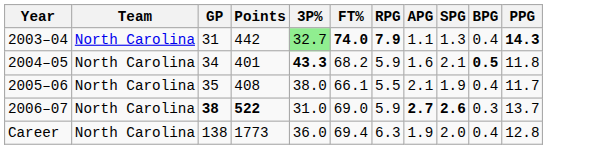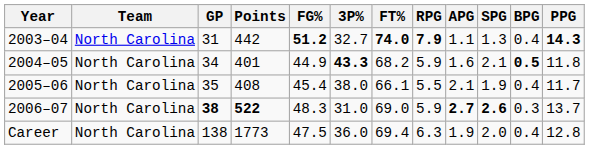+ column: (310, 16)
(310, 40) lightgreen background -> (351, 40) no background
